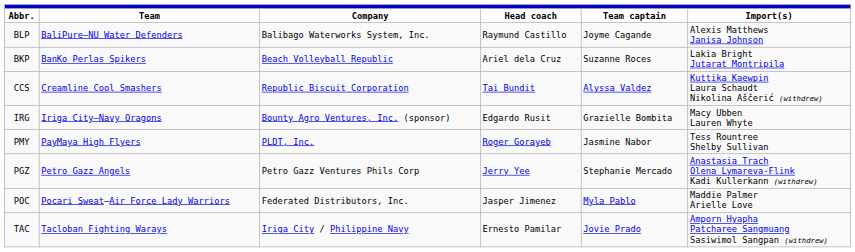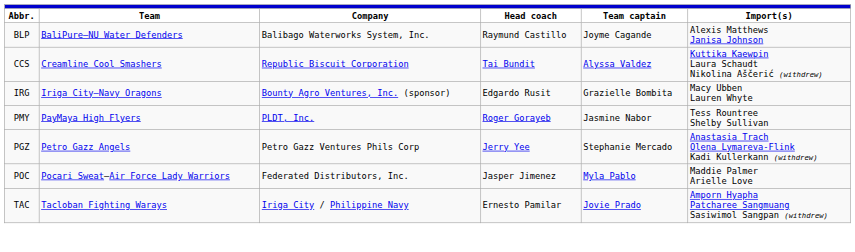- row: (22, 59)
